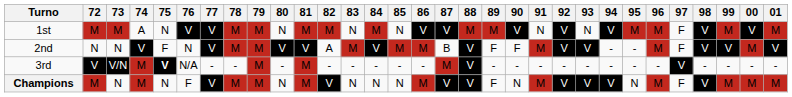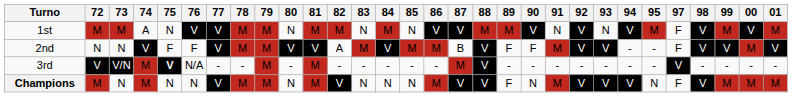- column: (658, 13)
(188, 48) N -> (194, 48) F
(188, 83) F -> (194, 83) N
